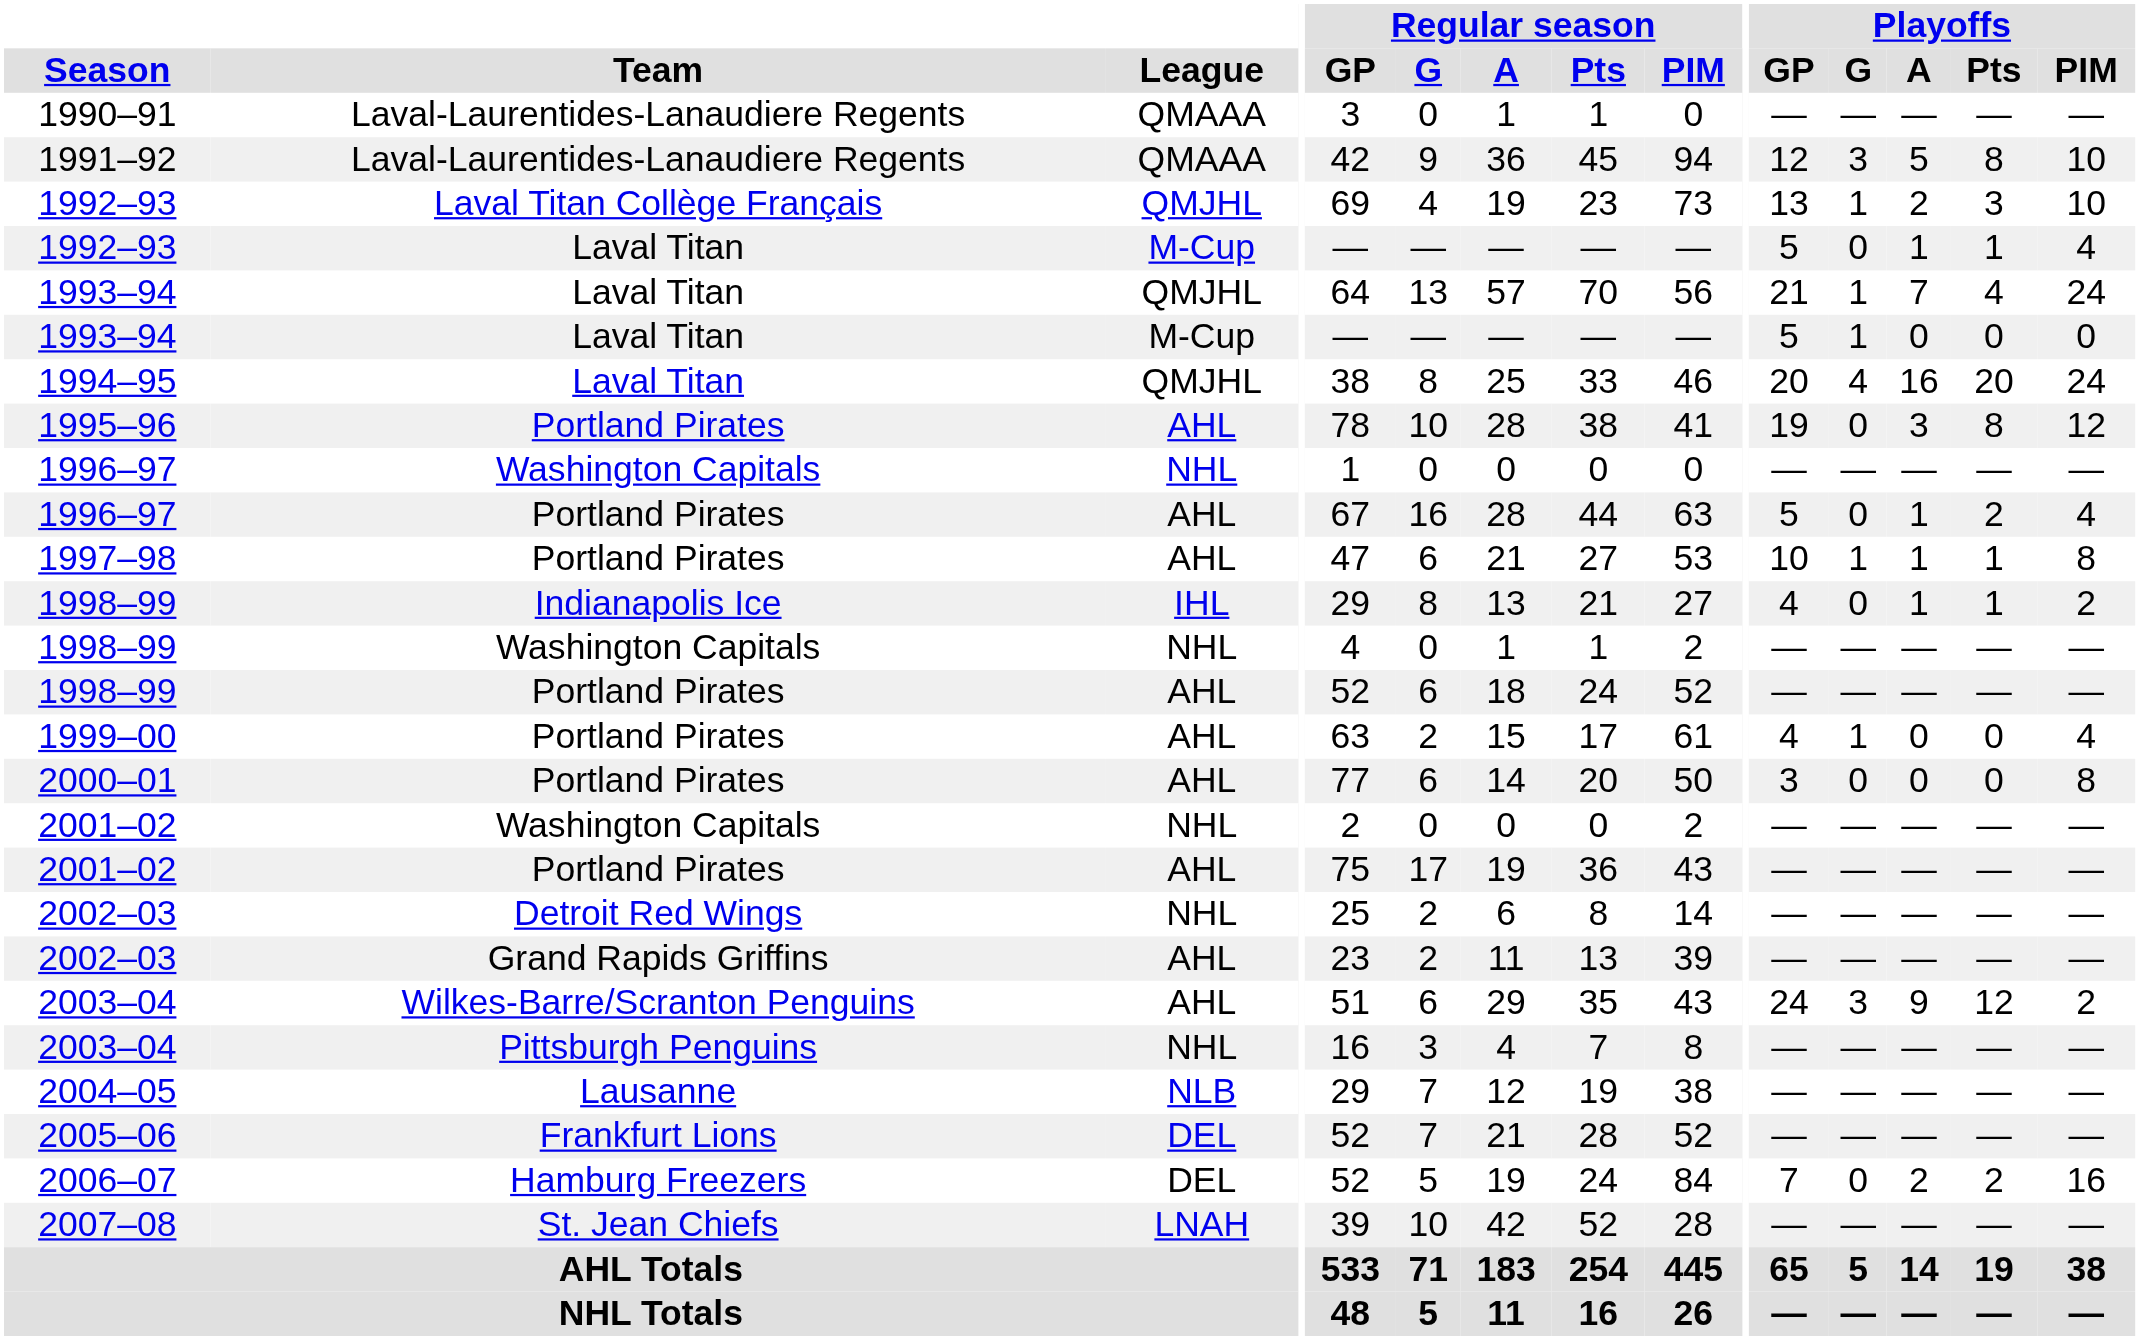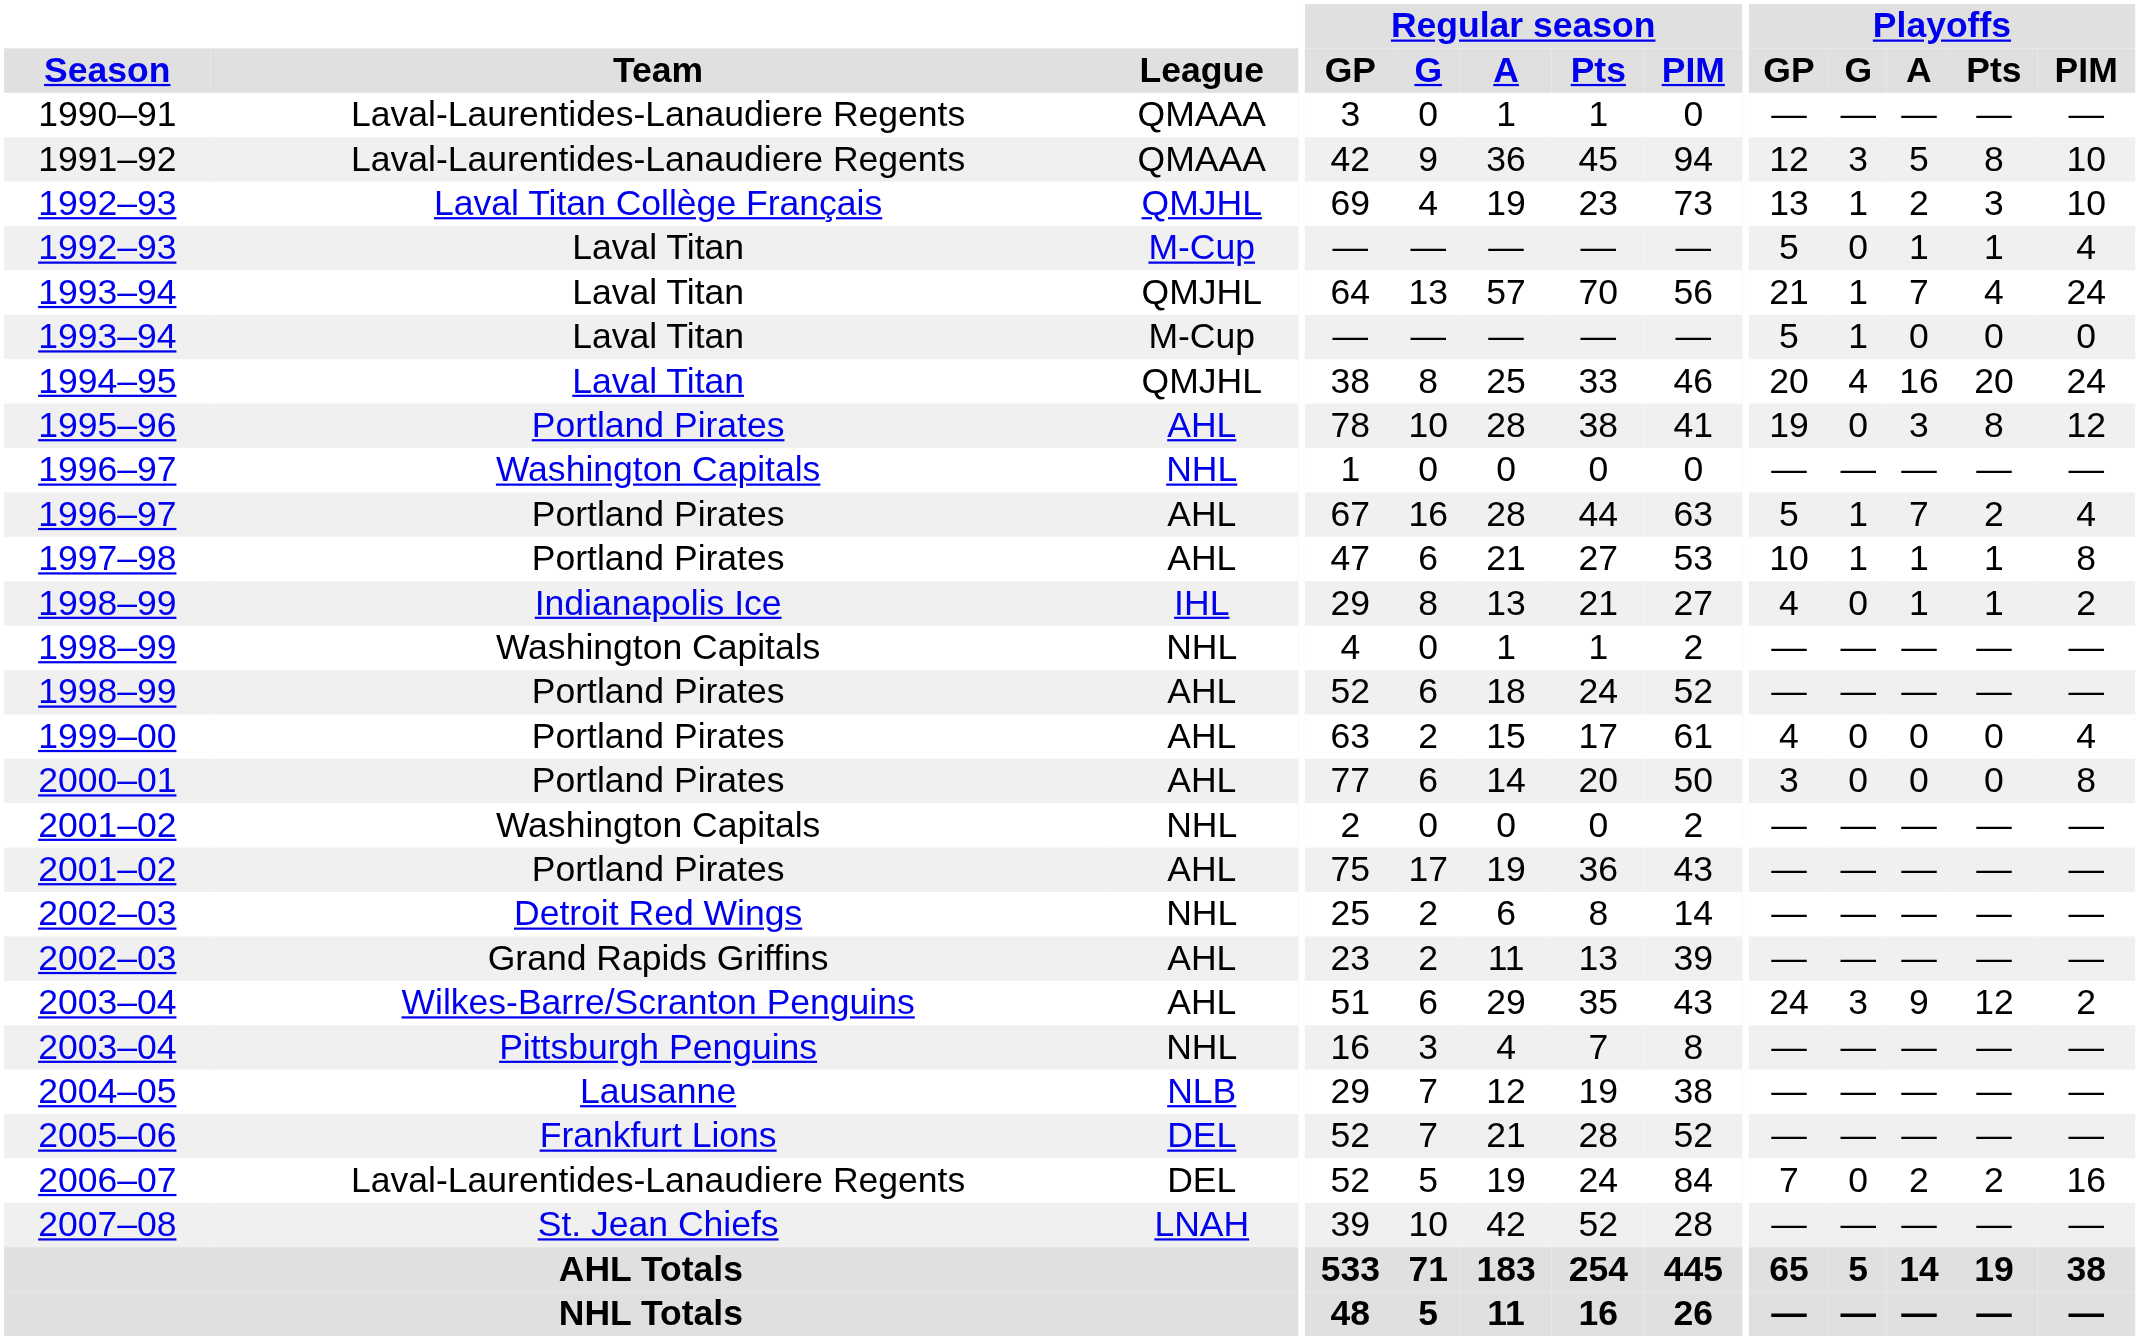(1858, 513) 0 -> (1858, 513) 1
(1919, 513) 1 -> (1919, 513) 7
(1858, 735) 1 -> (1858, 735) 0
(658, 1179) Hamburg Freezers -> (658, 1179) Laval-Laurentides-Lanaudiere Regents
